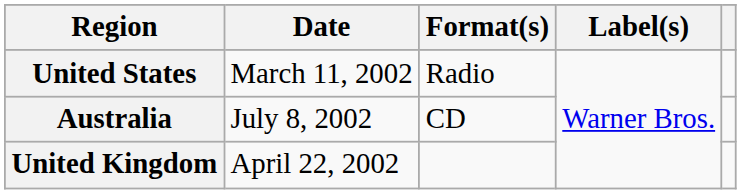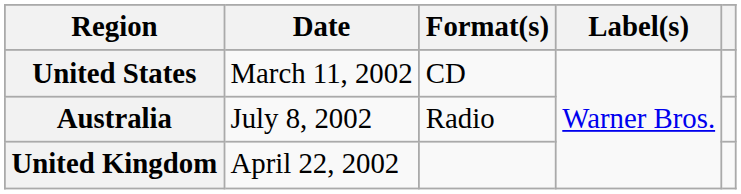(460, 73) Radio -> (446, 73) CD
(446, 118) CD -> (460, 118) Radio
